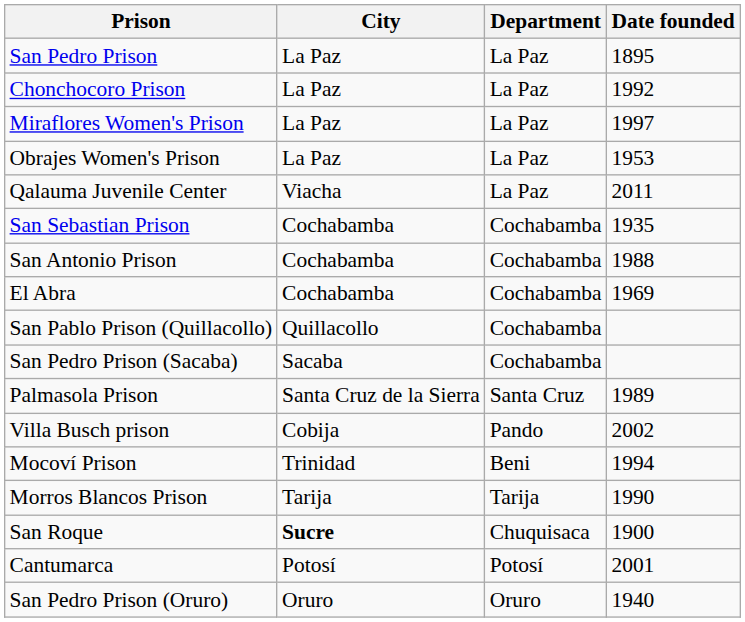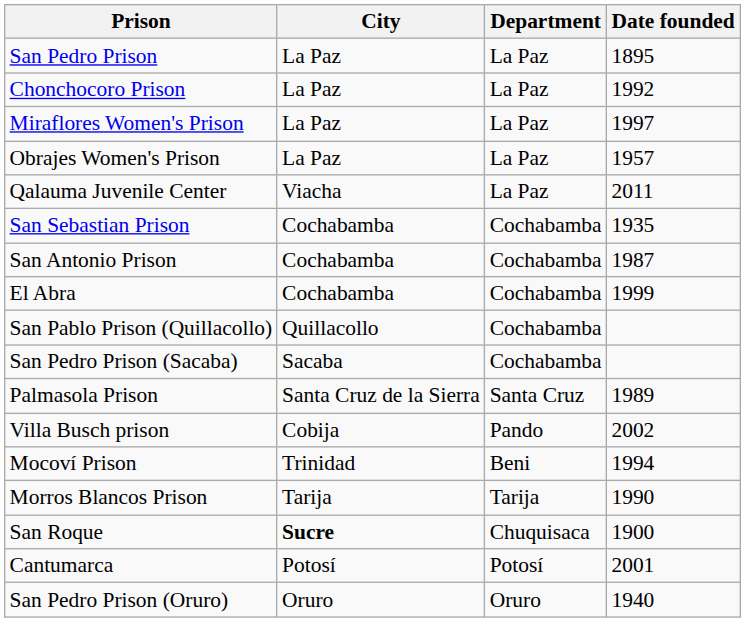(633, 157) 1953 -> (633, 157) 1957
(633, 259) 1988 -> (633, 259) 1987
(633, 293) 1969 -> (633, 293) 1999
